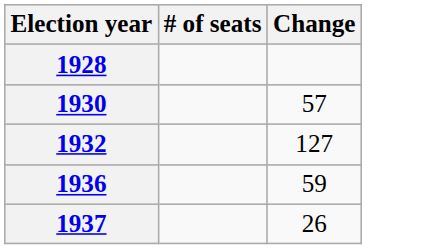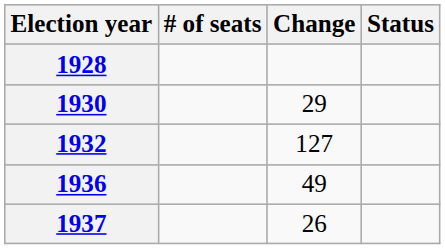+ column: (400, 24)
(314, 104) 57 -> (314, 104) 29
(314, 183) 59 -> (314, 183) 49
